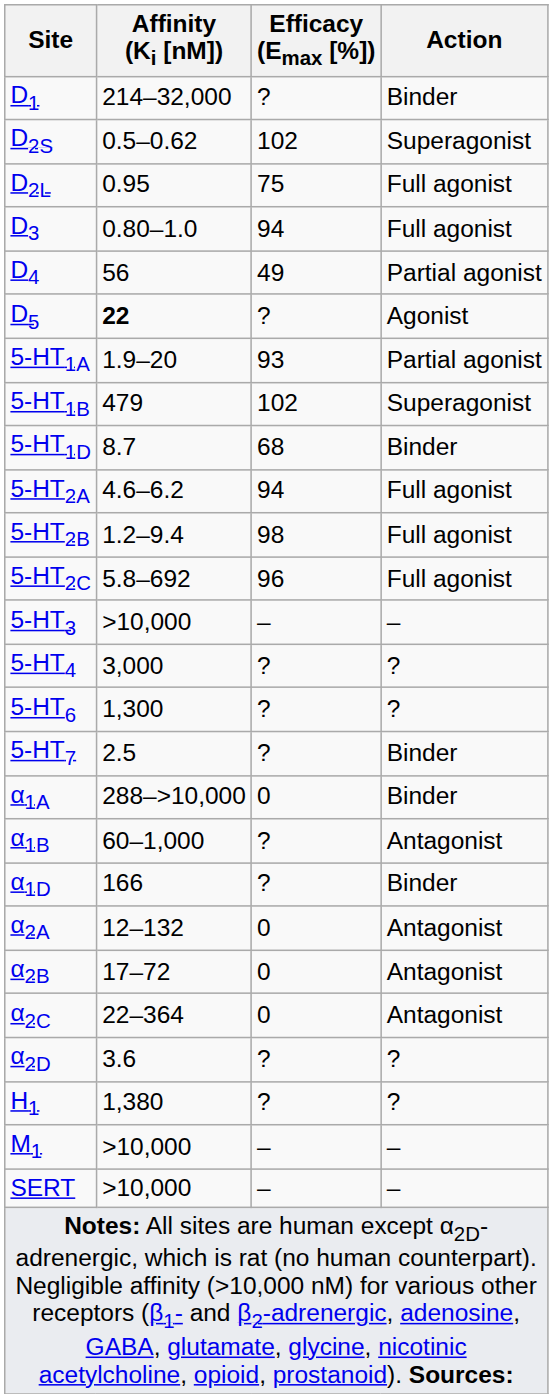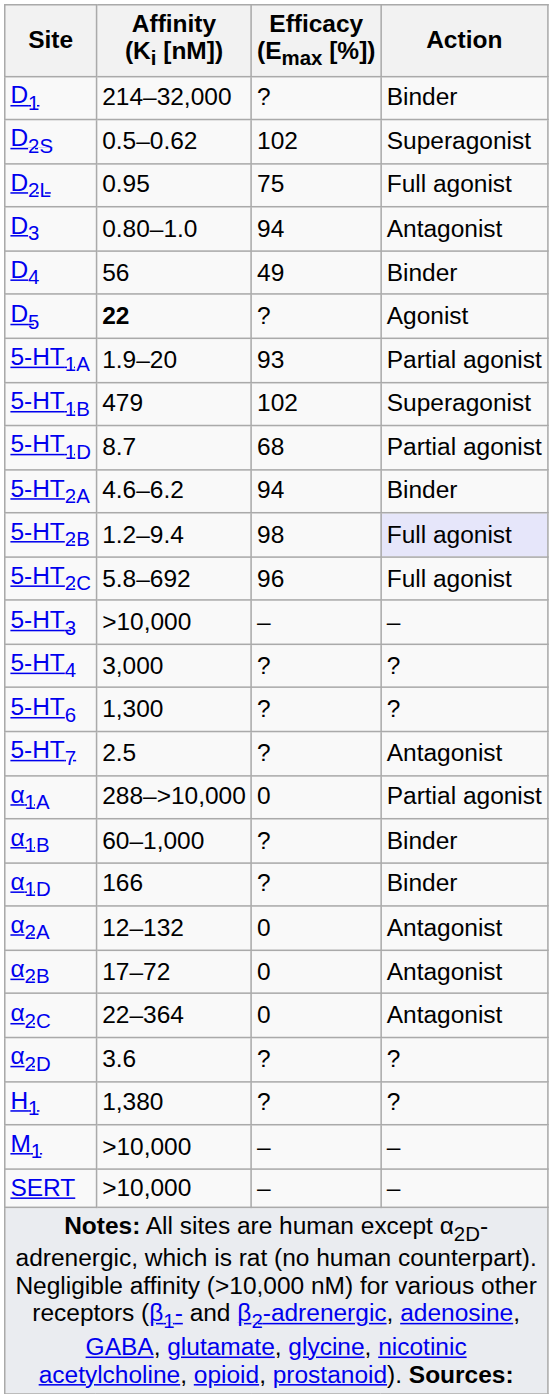(449, 228) Full agonist -> (445, 228) Antagonist
(464, 272) Partial agonist -> (422, 272) Binder
(422, 447) Binder -> (464, 447) Partial agonist
(449, 490) Full agonist -> (422, 490) Binder
(449, 534) no background -> (449, 534) lavender background
(422, 753) Binder -> (445, 753) Antagonist
(422, 796) Binder -> (464, 796) Partial agonist
(445, 840) Antagonist -> (422, 840) Binder
